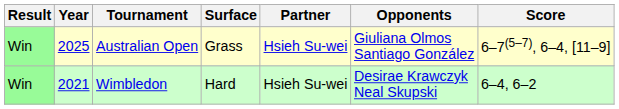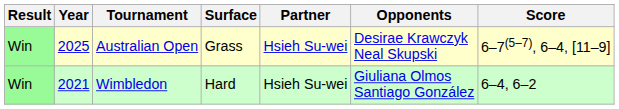(414, 46) Giuliana Olmos Santiago González -> (411, 46) Desirae Krawczyk Neal Skupski
(411, 84) Desirae Krawczyk Neal Skupski -> (414, 84) Giuliana Olmos Santiago González
